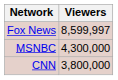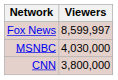(86, 48) 4,300,000 -> (86, 48) 4,030,000
